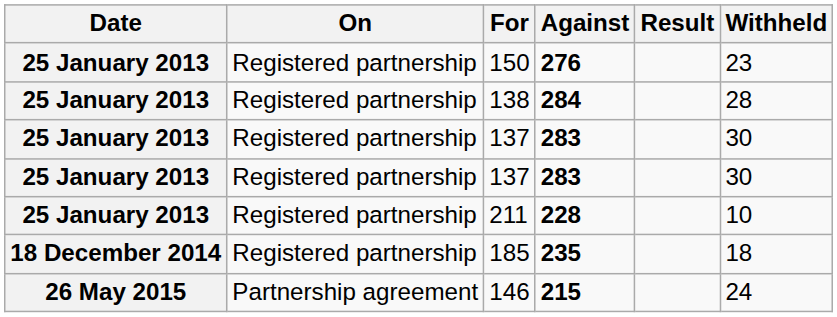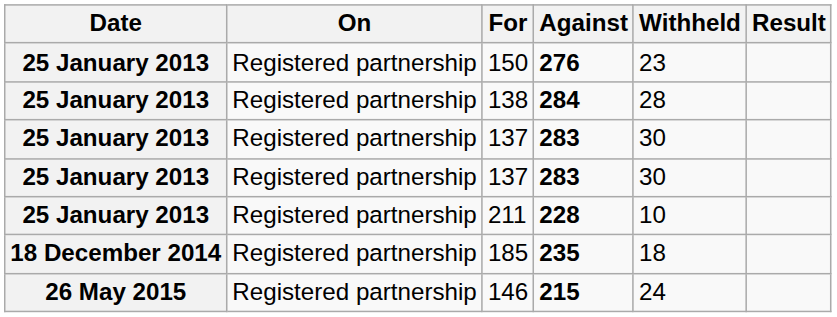columns swapped: (776, 23) <-> (677, 23)
(355, 292) Partnership agreement -> (355, 292) Registered partnership
